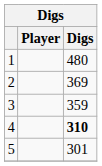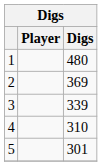(77, 104) 359 -> (77, 104) 339
(77, 127) bold -> (77, 127) normal
